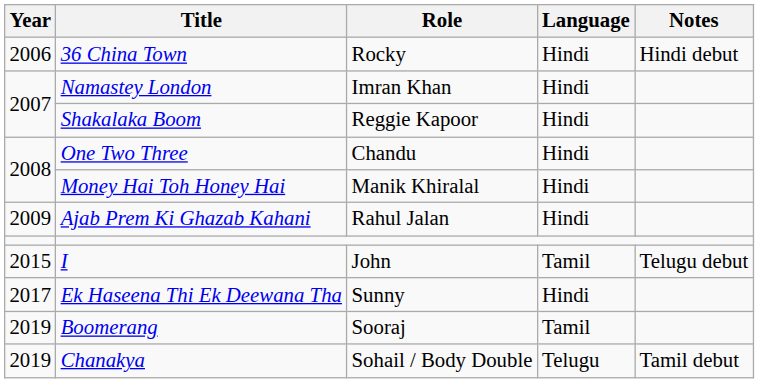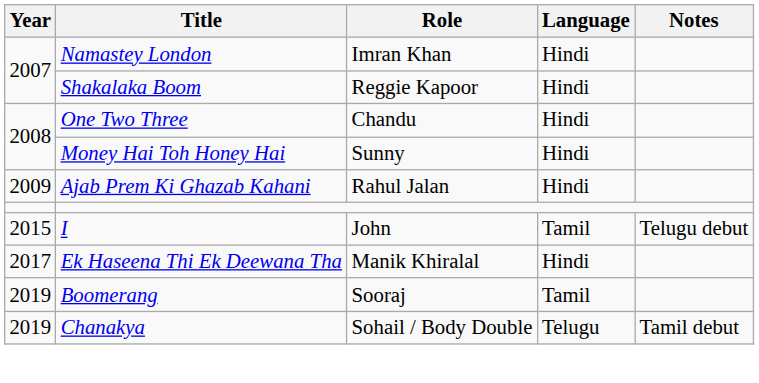- row: (124, 53)
(415, 185) Manik Khiralal -> (378, 152) Sunny
(378, 294) Sunny -> (415, 261) Manik Khiralal
